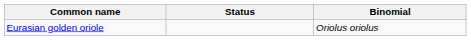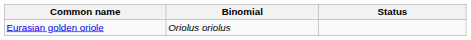columns swapped: (390, 12) <-> (240, 12)
